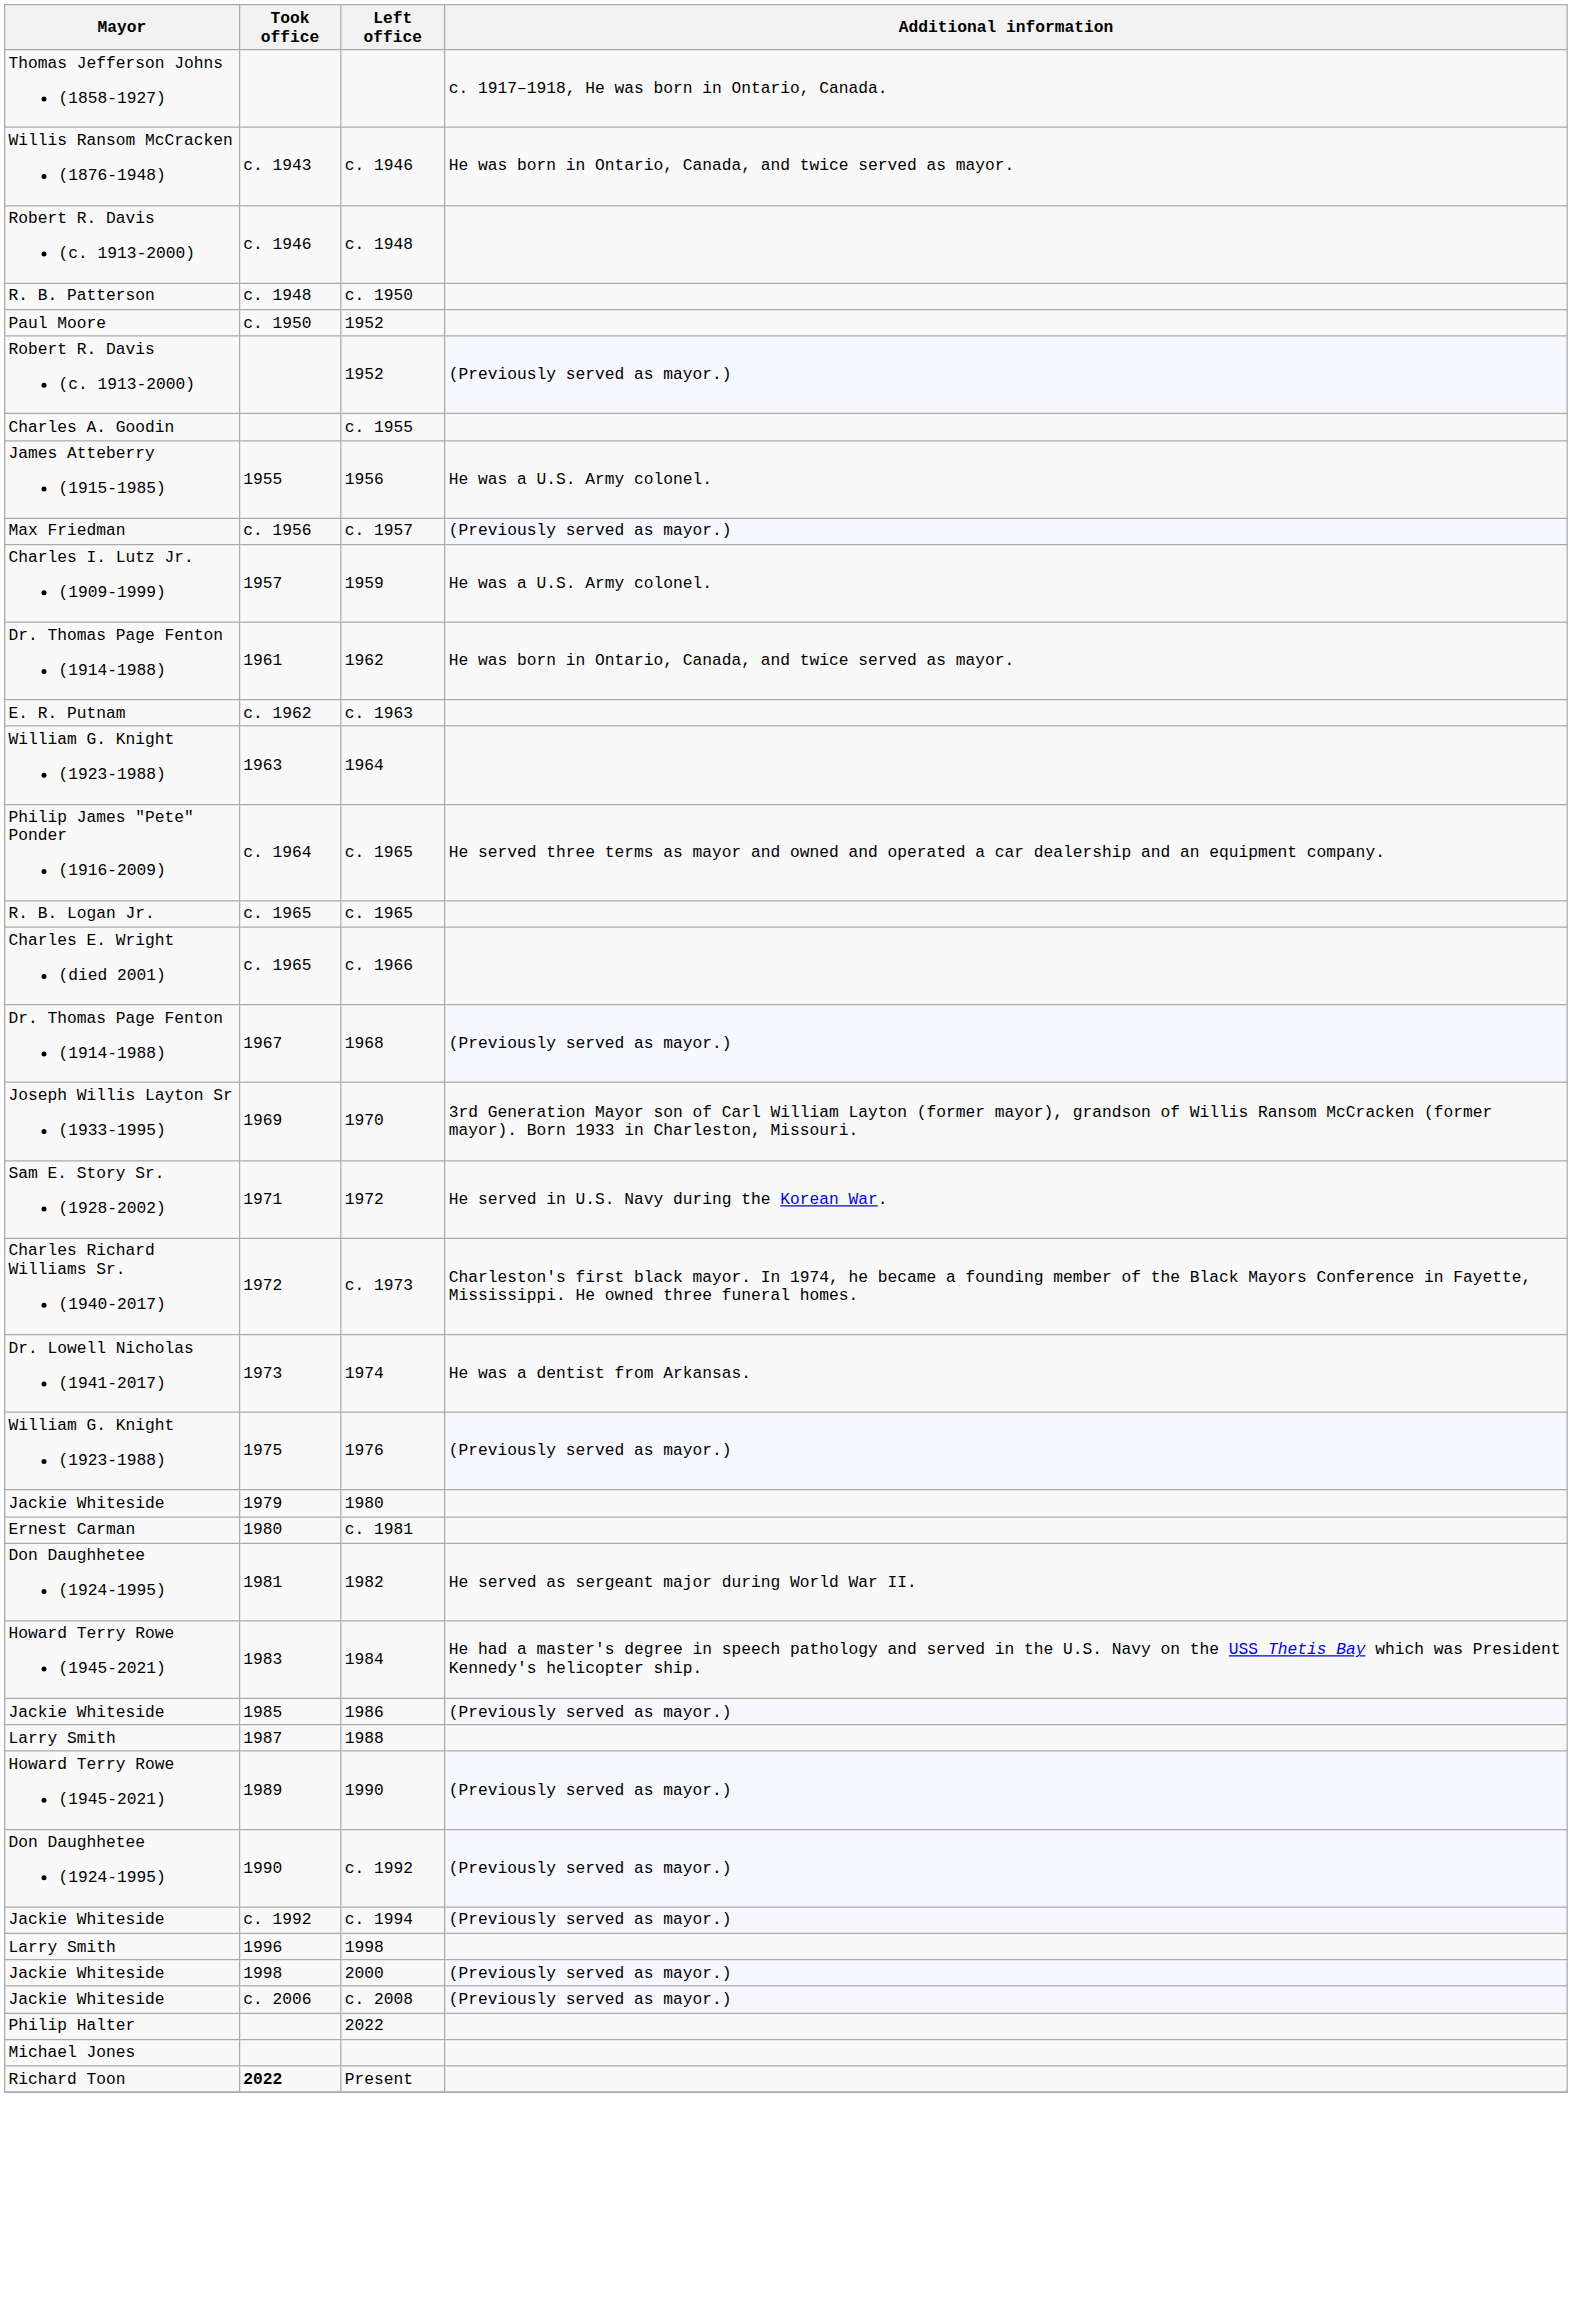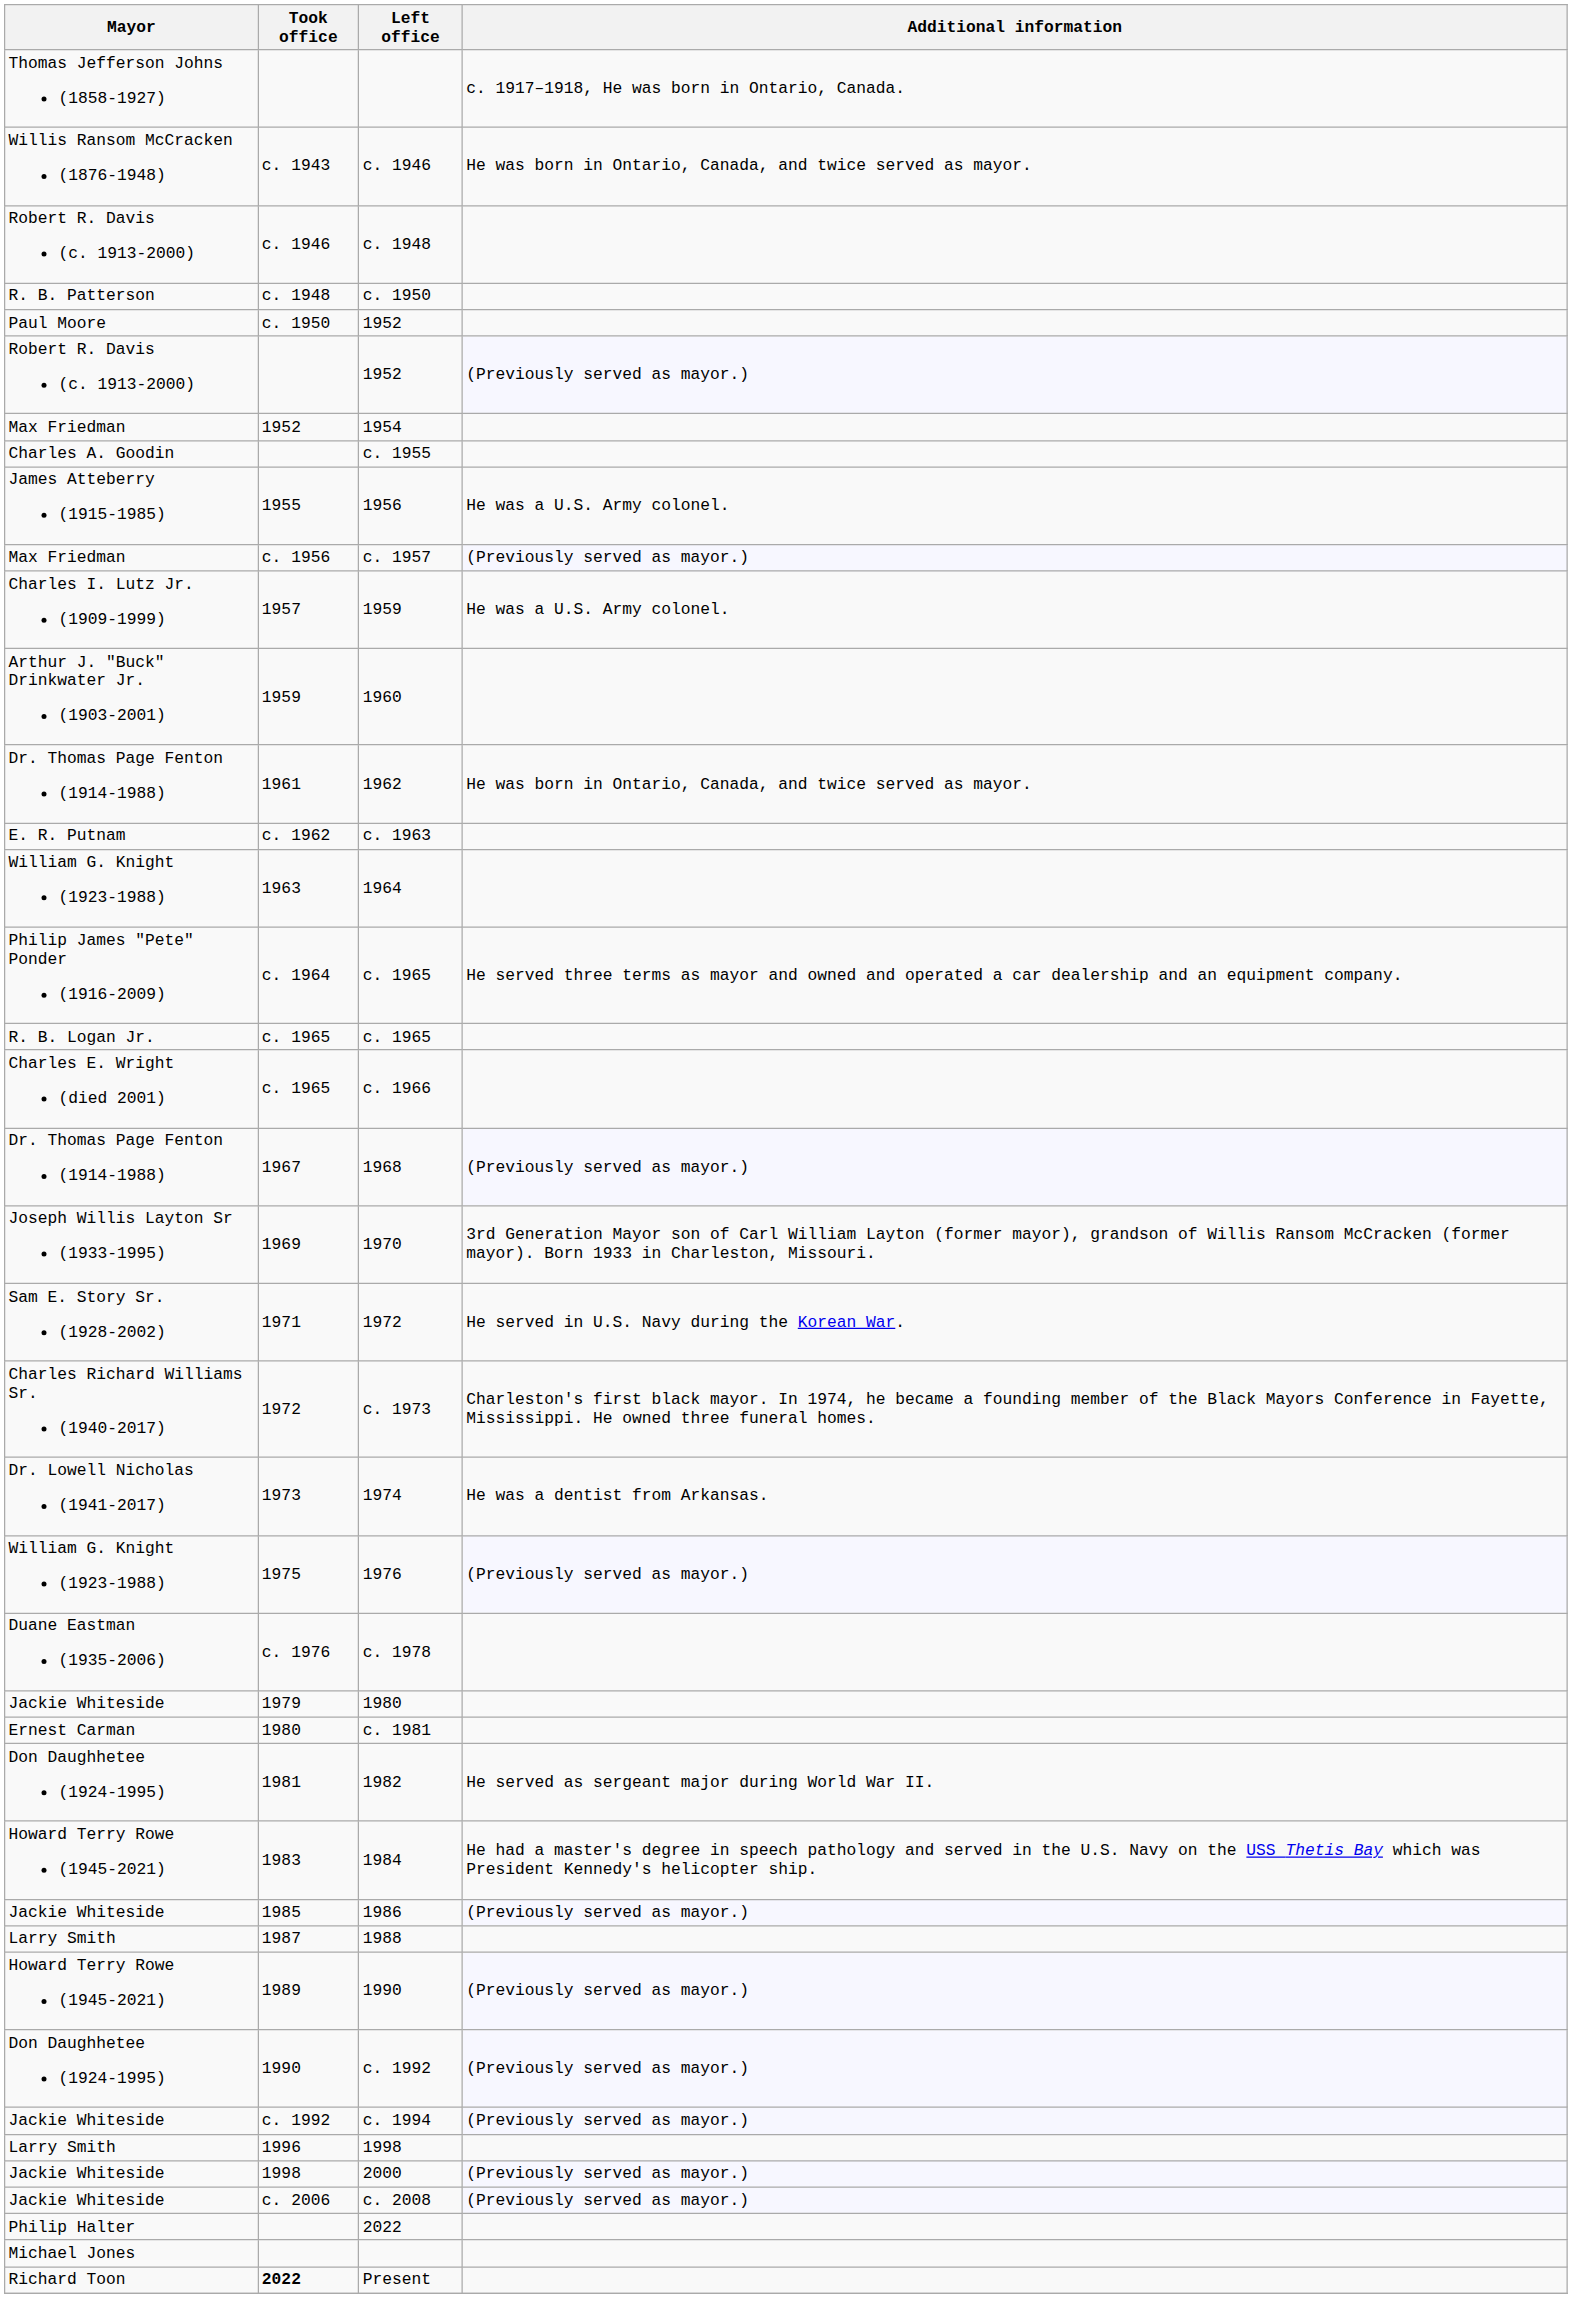+ row: (67, 427)
+ row: (131, 689)
+ row: (131, 1644)
